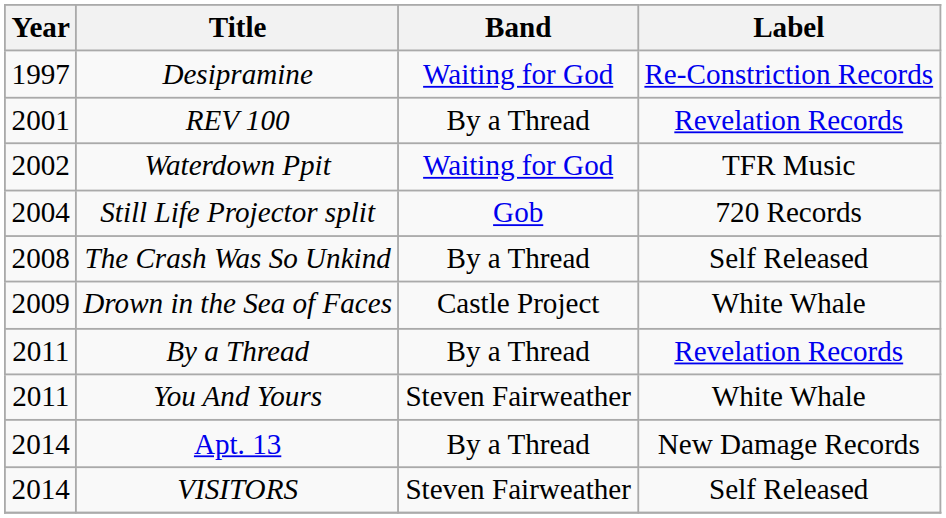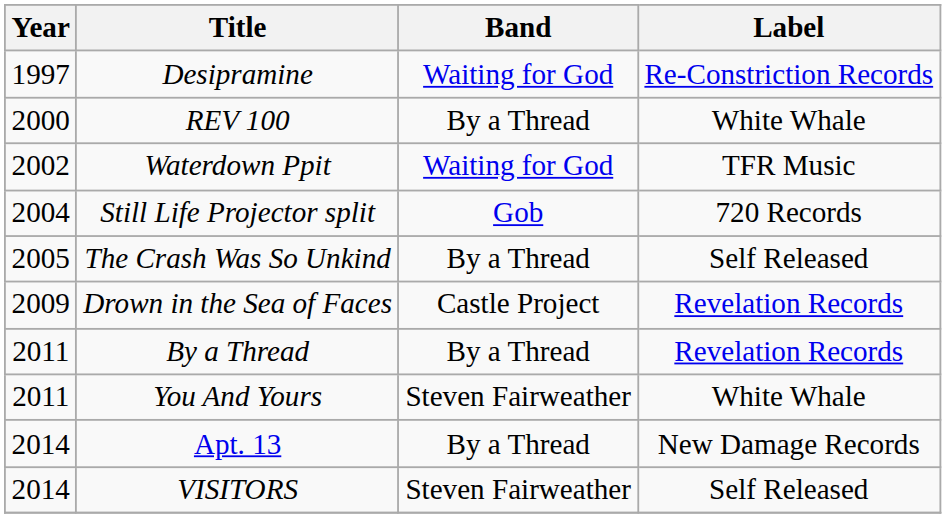(41, 119) 2001 -> (41, 119) 2000
(789, 119) Revelation Records -> (789, 119) White Whale
(41, 258) 2008 -> (41, 258) 2005
(789, 304) White Whale -> (789, 304) Revelation Records
